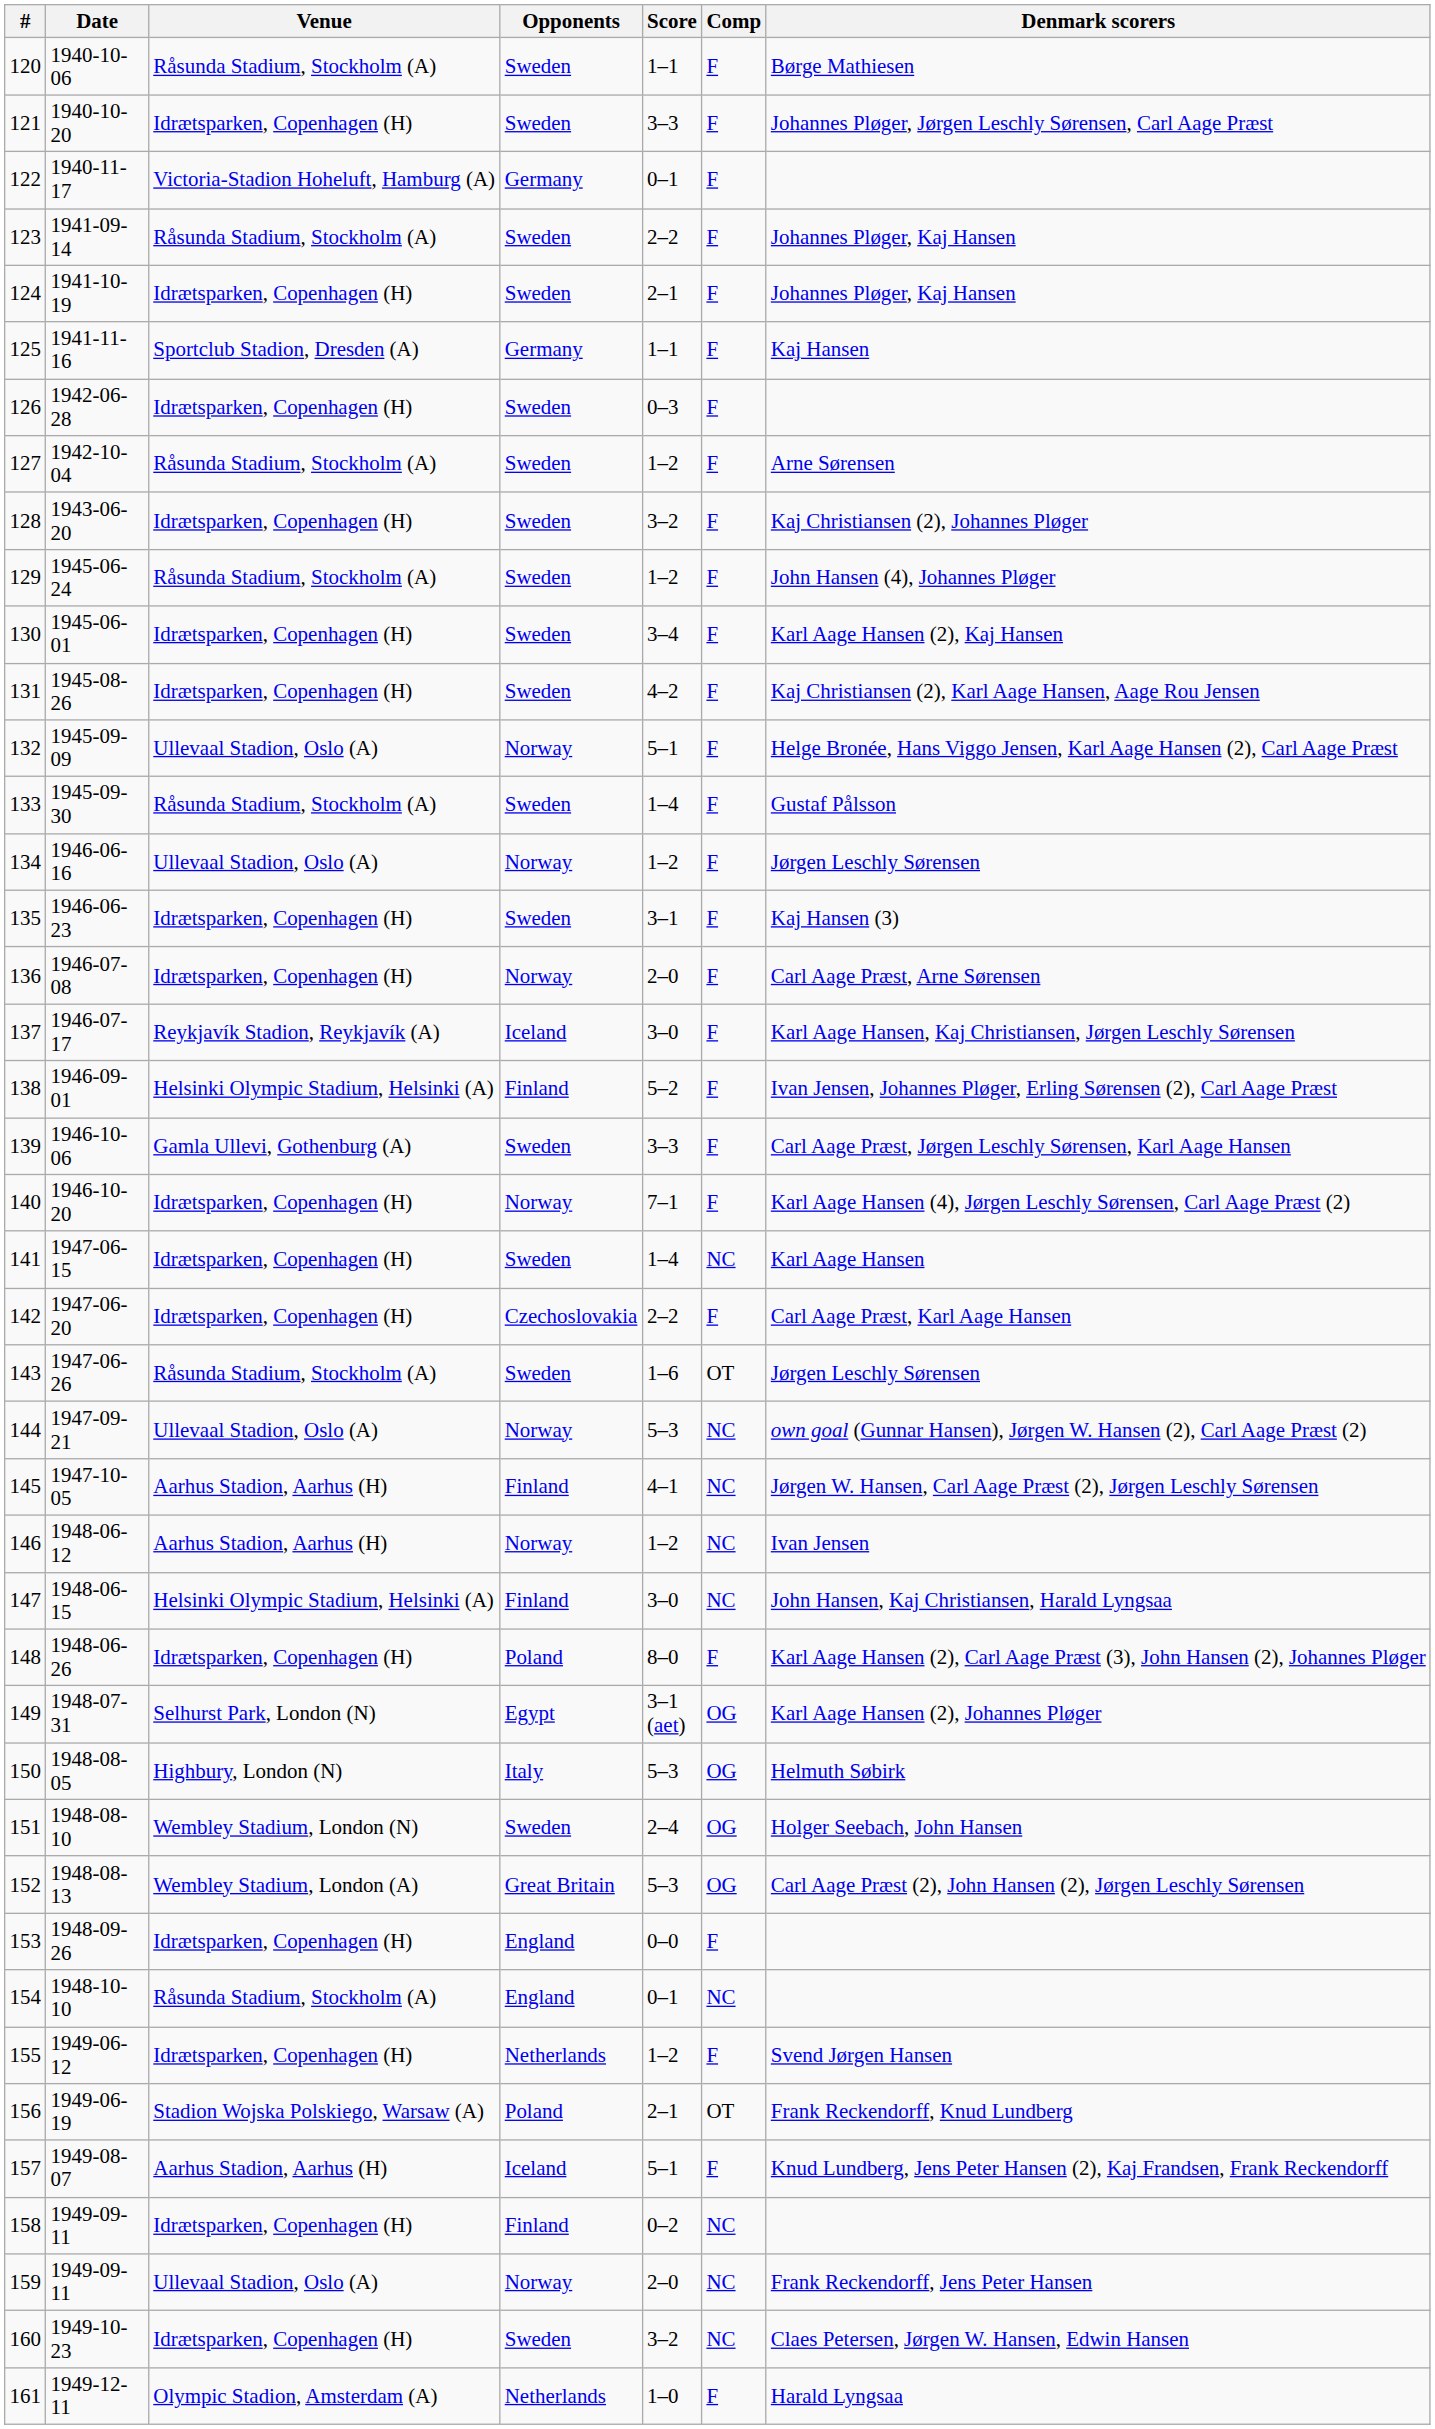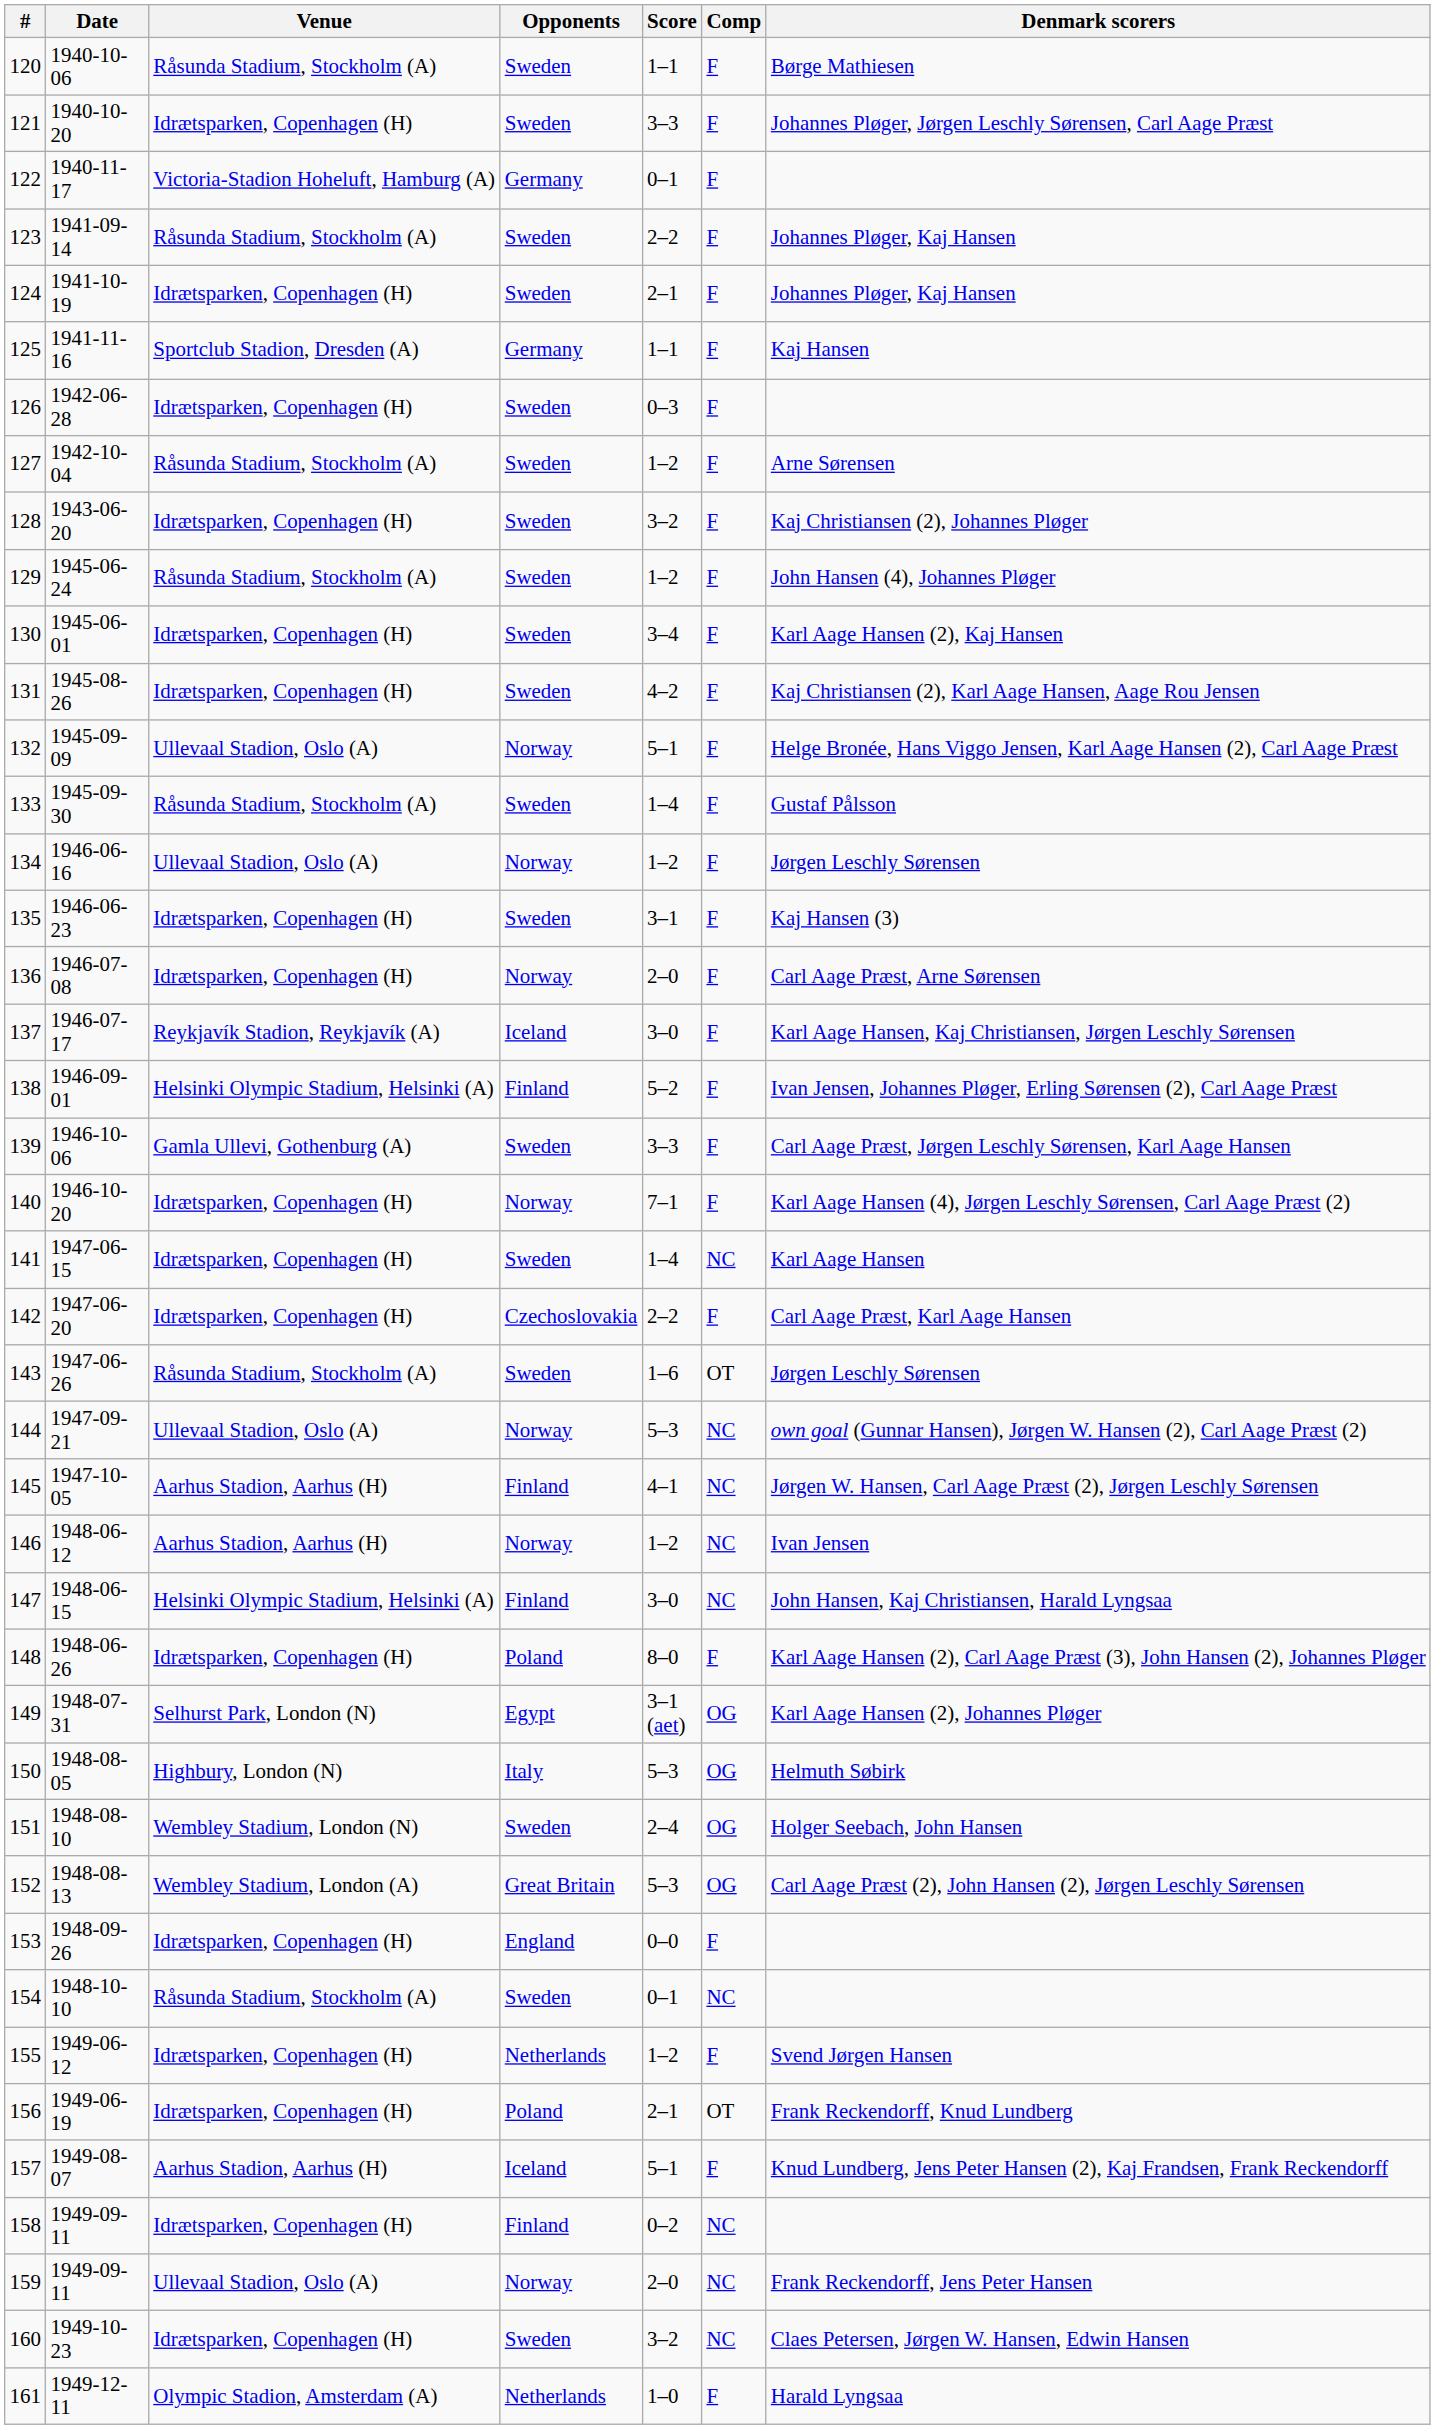(540, 1998) England -> (538, 1998) Sweden
(319, 2111) Stadion Wojska Polskiego, Warsaw (A) -> (283, 2111) Idrætsparken, Copenhagen (H)
